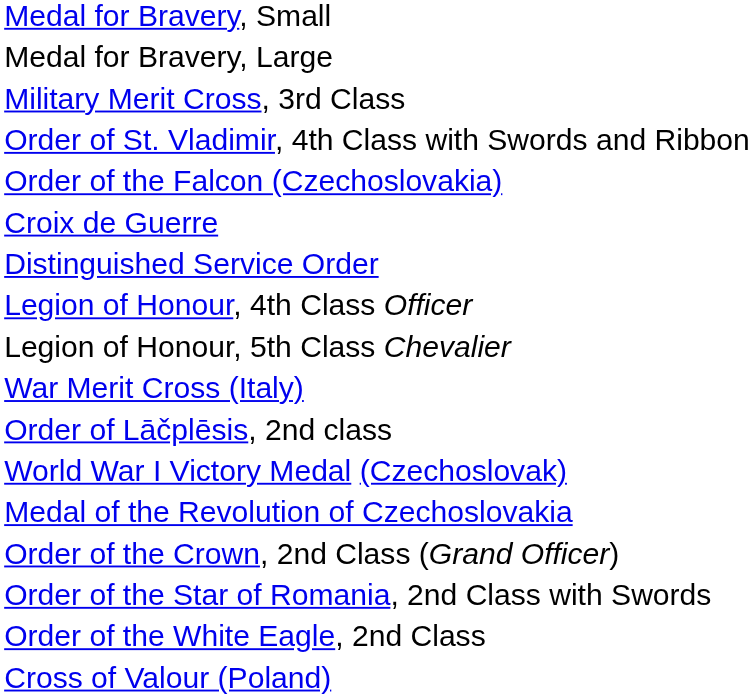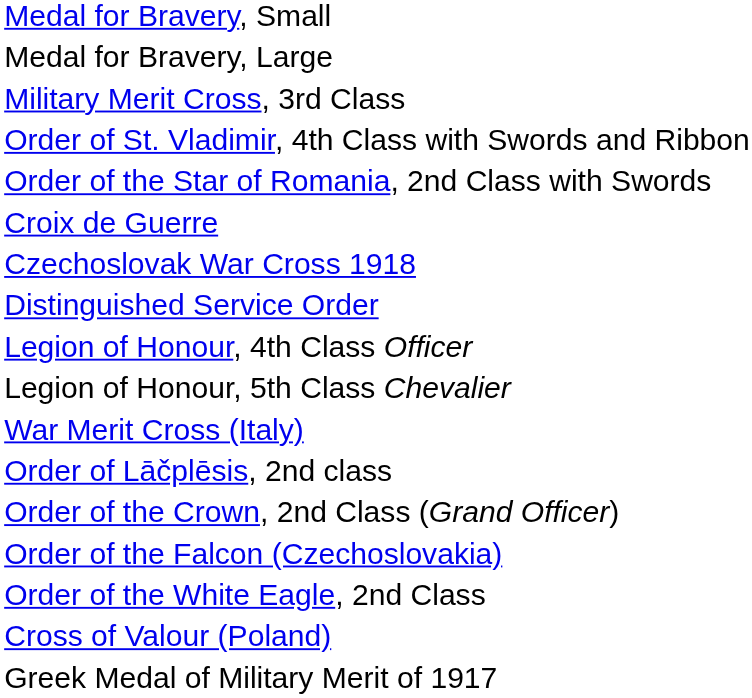rows swapped: (253, 181) <-> (358, 595)
+ row: (210, 264)
- row: (286, 471)
- row: (288, 512)
+ row: (251, 677)
